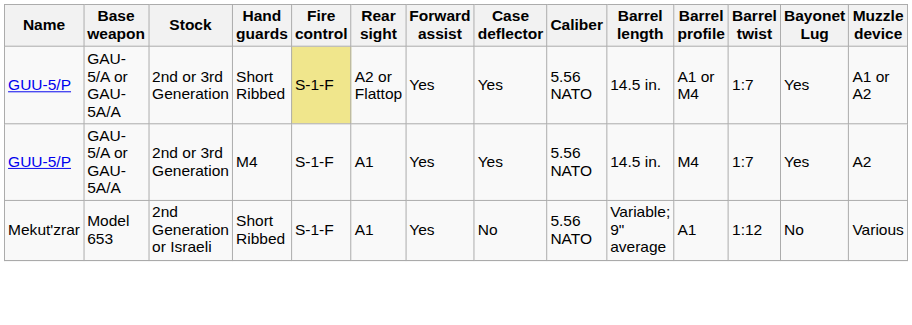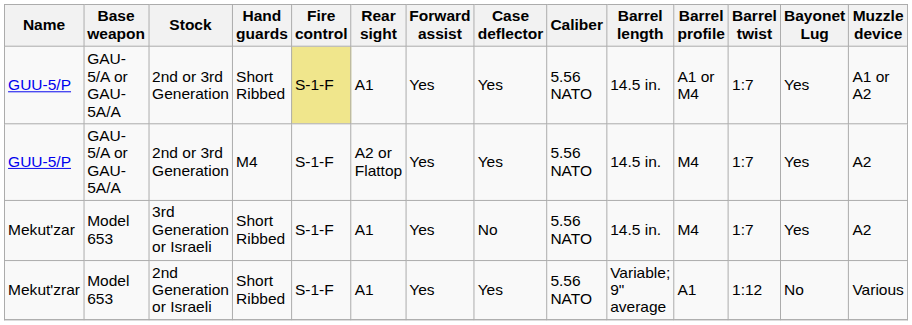(378, 85) A2 or Flattop -> (364, 85) A1
(364, 162) A1 -> (378, 162) A2 or Flattop
+ row: (41, 230)
(488, 230) No -> (490, 289) Yes
